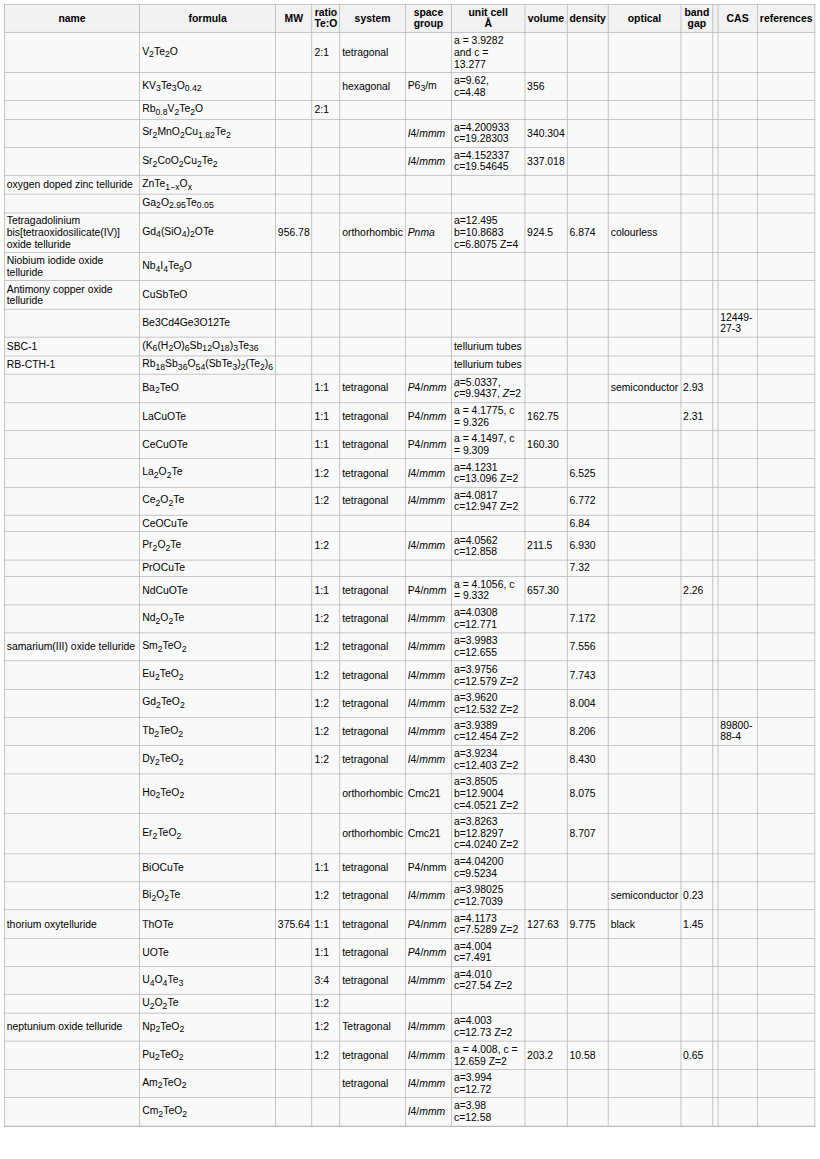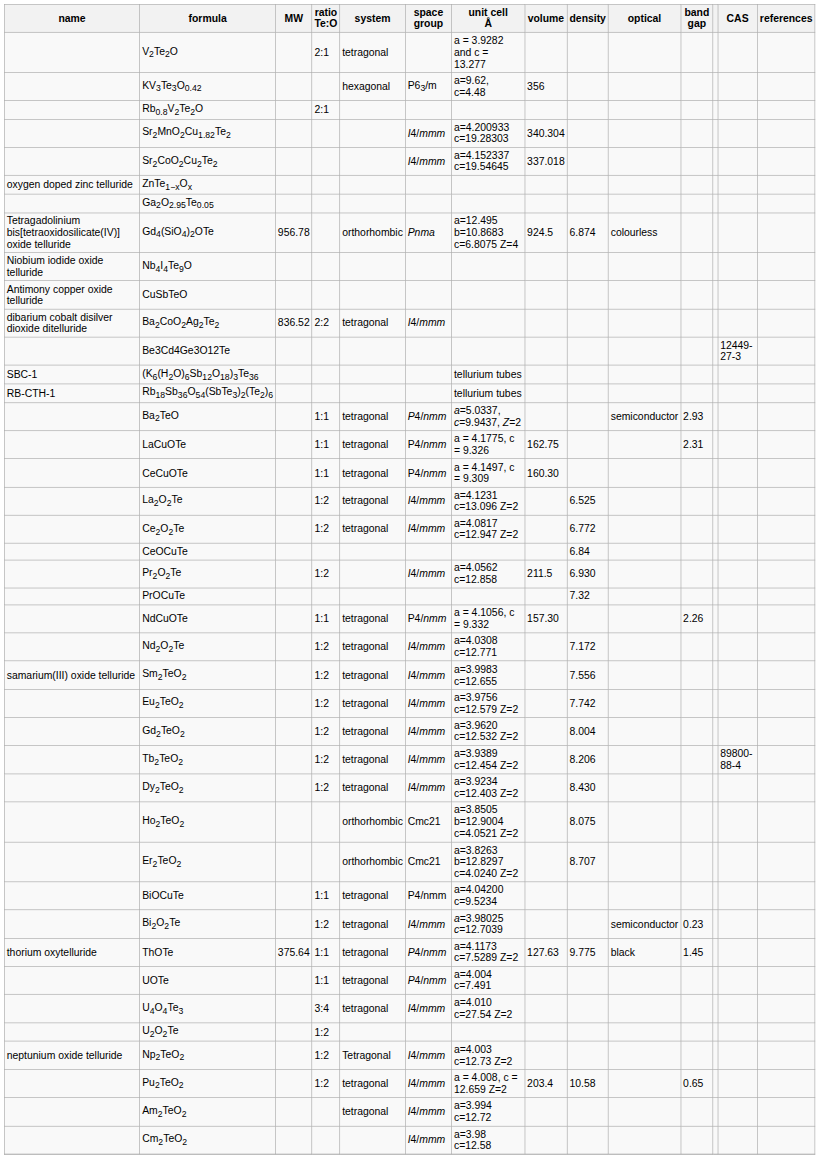+ row: (181, 323)
(543, 590) 657.30 -> (543, 618) 157.30
(583, 675) 7.743 -> (583, 703) 7.742
(540, 1055) 203.2 -> (540, 1083) 203.4
